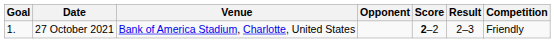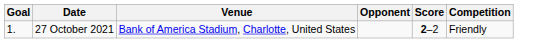- column: (465, 12)
